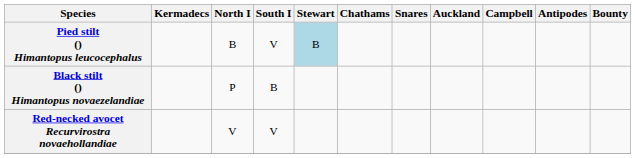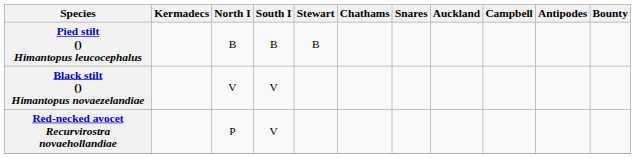(274, 44) V -> (274, 44) B
(316, 44) lightblue background -> (316, 44) no background
(232, 87) P -> (232, 87) V
(274, 87) B -> (274, 87) V
(232, 131) V -> (232, 131) P
